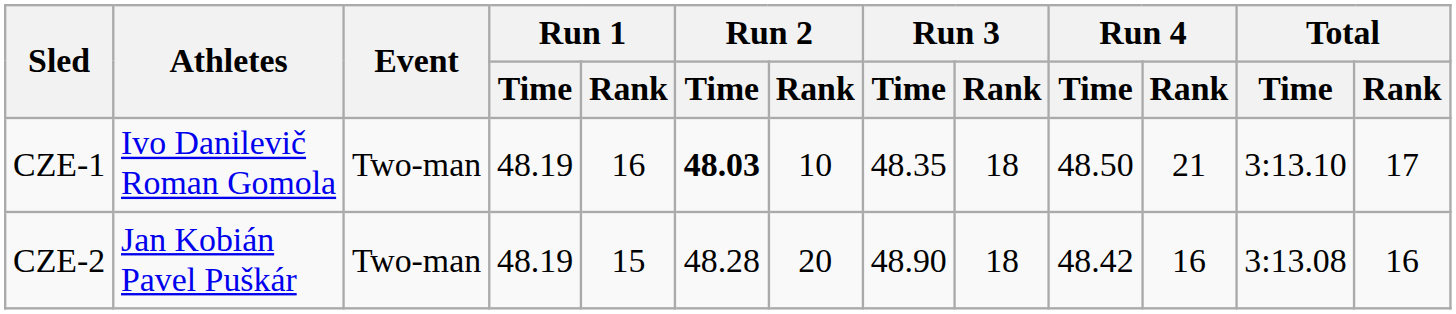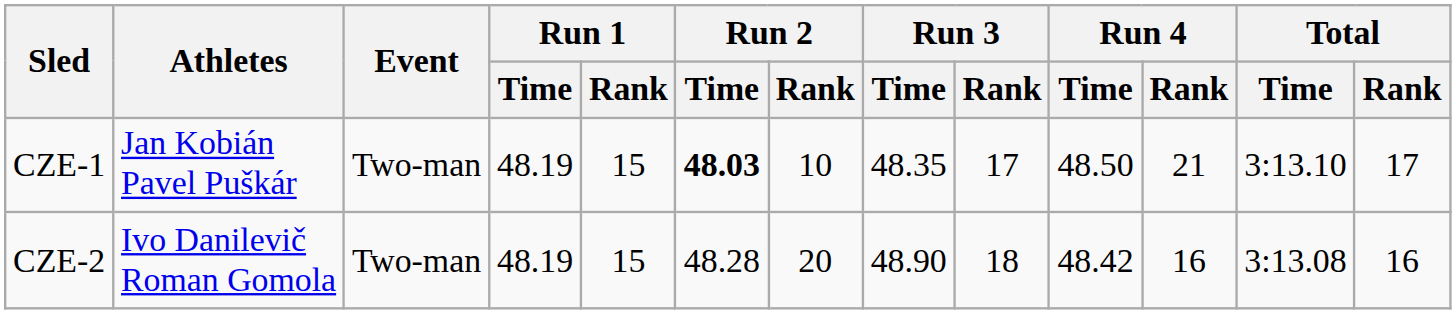(229, 164) Ivo Danilevič Roman Gomola -> (209, 164) Jan Kobián Pavel Puškár
(628, 164) 16 -> (628, 164) 15
(1002, 164) 18 -> (1002, 164) 17
(209, 260) Jan Kobián Pavel Puškár -> (229, 260) Ivo Danilevič Roman Gomola
